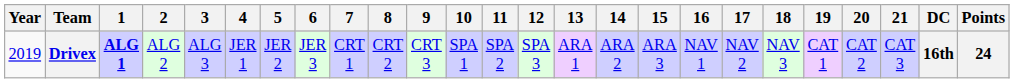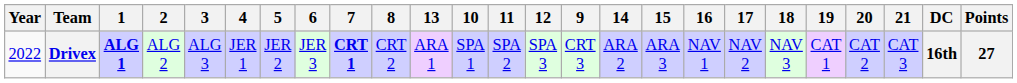columns swapped: (426, 17) <-> (575, 17)
(25, 54) 2019 -> (25, 54) 2022
(349, 54) normal -> (351, 54) bold
(983, 54) 24 -> (987, 54) 27
